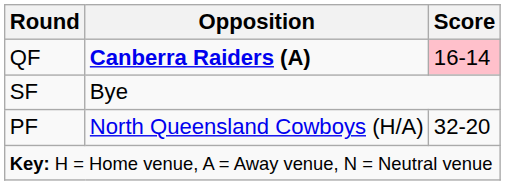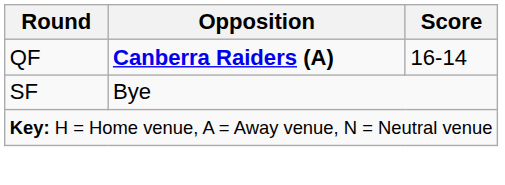(462, 57) pink background -> (439, 57) no background
- row: (24, 127)
